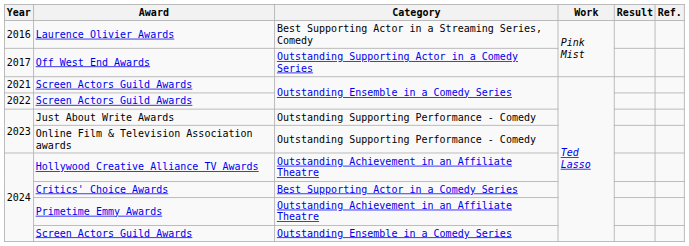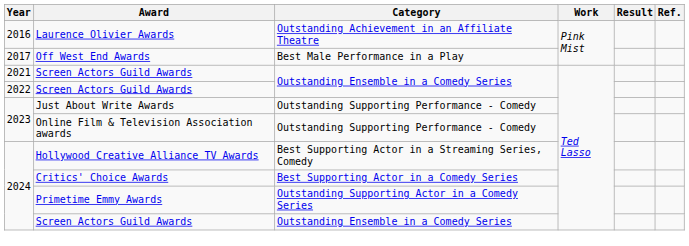(409, 35) Best Supporting Actor in a Streaming Series, Comedy -> (394, 35) Outstanding Achievement in an Affiliate Theatre
(397, 62) Outstanding Supporting Actor in a Comedy Series -> (370, 57) Best Male Performance in a Play
(394, 167) Outstanding Achievement in an Affiliate Theatre -> (409, 156) Best Supporting Actor in a Streaming Series, Comedy
(394, 211) Outstanding Achievement in an Affiliate Theatre -> (397, 200) Outstanding Supporting Actor in a Comedy Series
